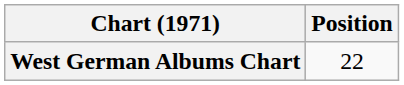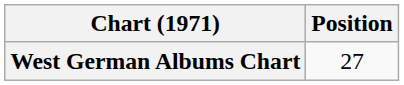(352, 60) 22 -> (352, 60) 27
